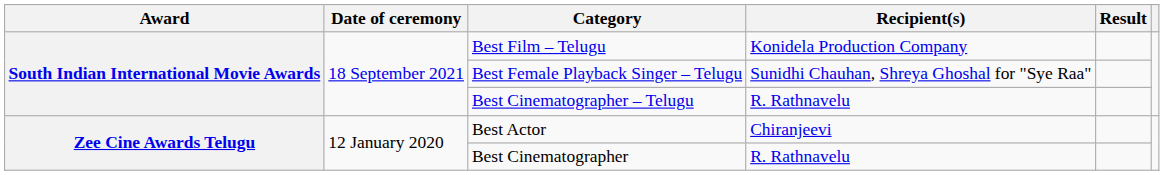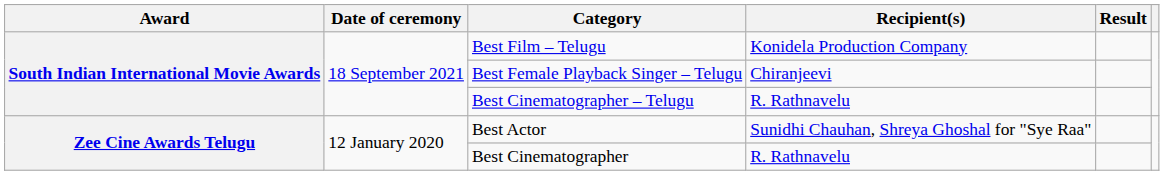(921, 73) Sunidhi Chauhan, Shreya Ghoshal for "Sye Raa" -> (791, 73) Chiranjeevi
(791, 128) Chiranjeevi -> (921, 128) Sunidhi Chauhan, Shreya Ghoshal for "Sye Raa"
